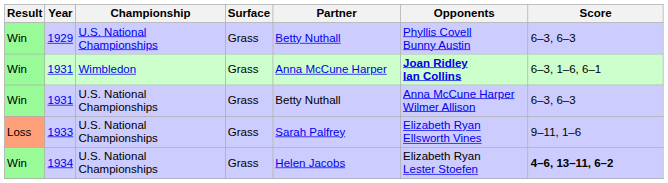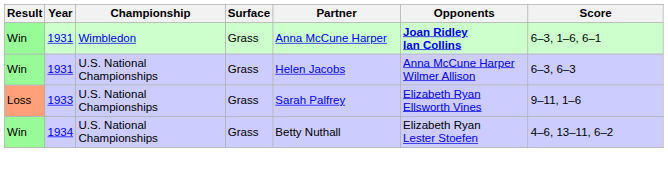- row: (60, 38)
(308, 100) Betty Nuthall -> (310, 69) Helen Jacobs
(310, 163) Helen Jacobs -> (308, 132) Betty Nuthall
(572, 163) bold -> (572, 132) normal
